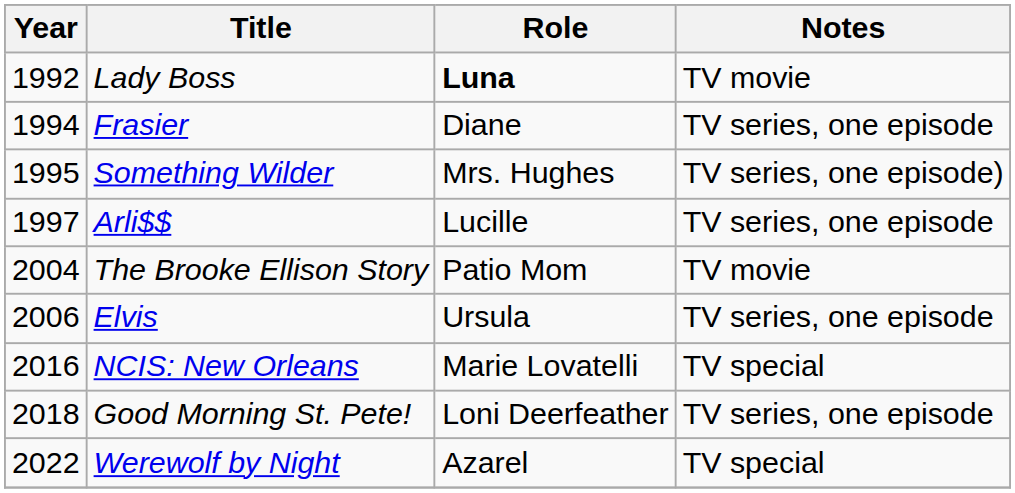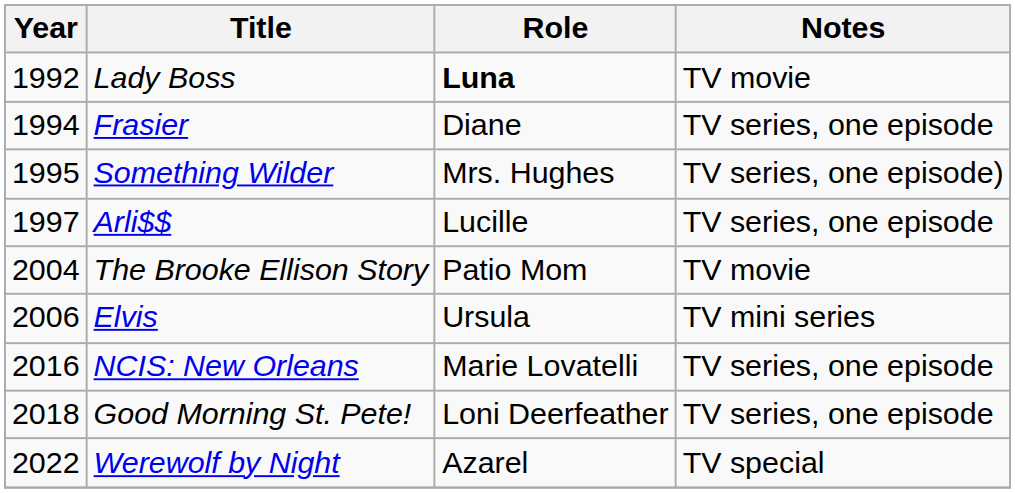(838, 317) TV series, one episode -> (779, 317) TV mini series
(754, 366) TV special -> (838, 366) TV series, one episode
